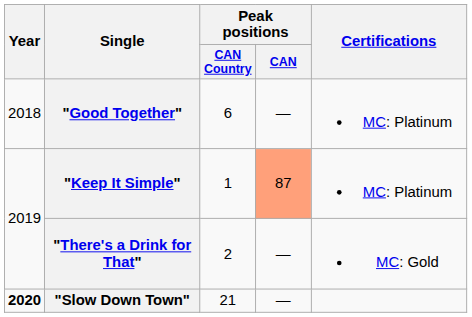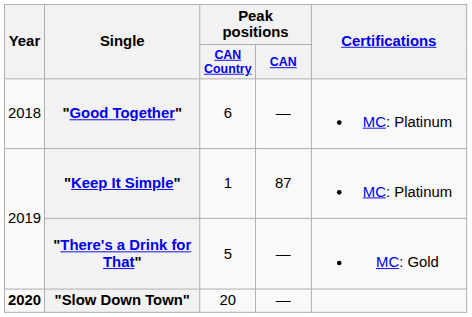(283, 183) lightsalmon background -> (283, 183) no background
(228, 253) 2 -> (228, 253) 5
(228, 300) 21 -> (228, 300) 20
